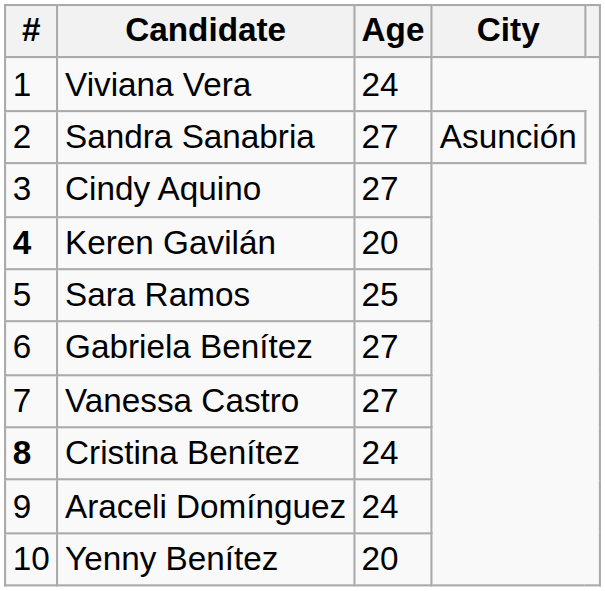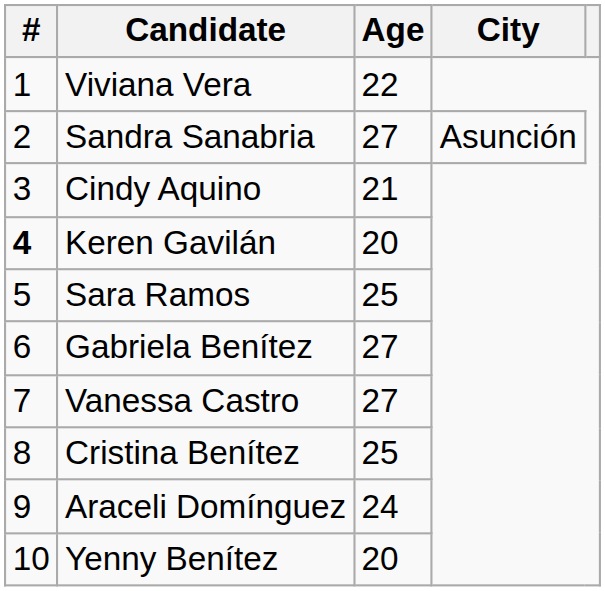(380, 83) 24 -> (380, 83) 22
(380, 189) 27 -> (380, 189) 21
(22, 453) bold -> (22, 453) normal
(380, 453) 24 -> (380, 453) 25
